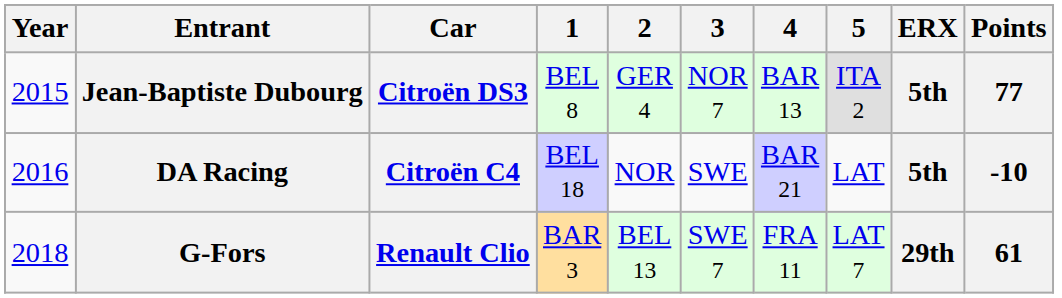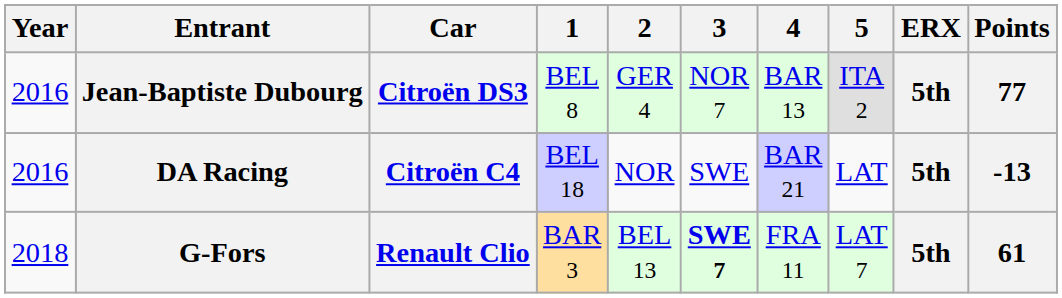(40, 91) 2015 -> (40, 91) 2016
(1009, 172) -10 -> (1012, 172) -13
(718, 252) normal -> (719, 252) bold
(928, 252) 29th -> (931, 252) 5th
